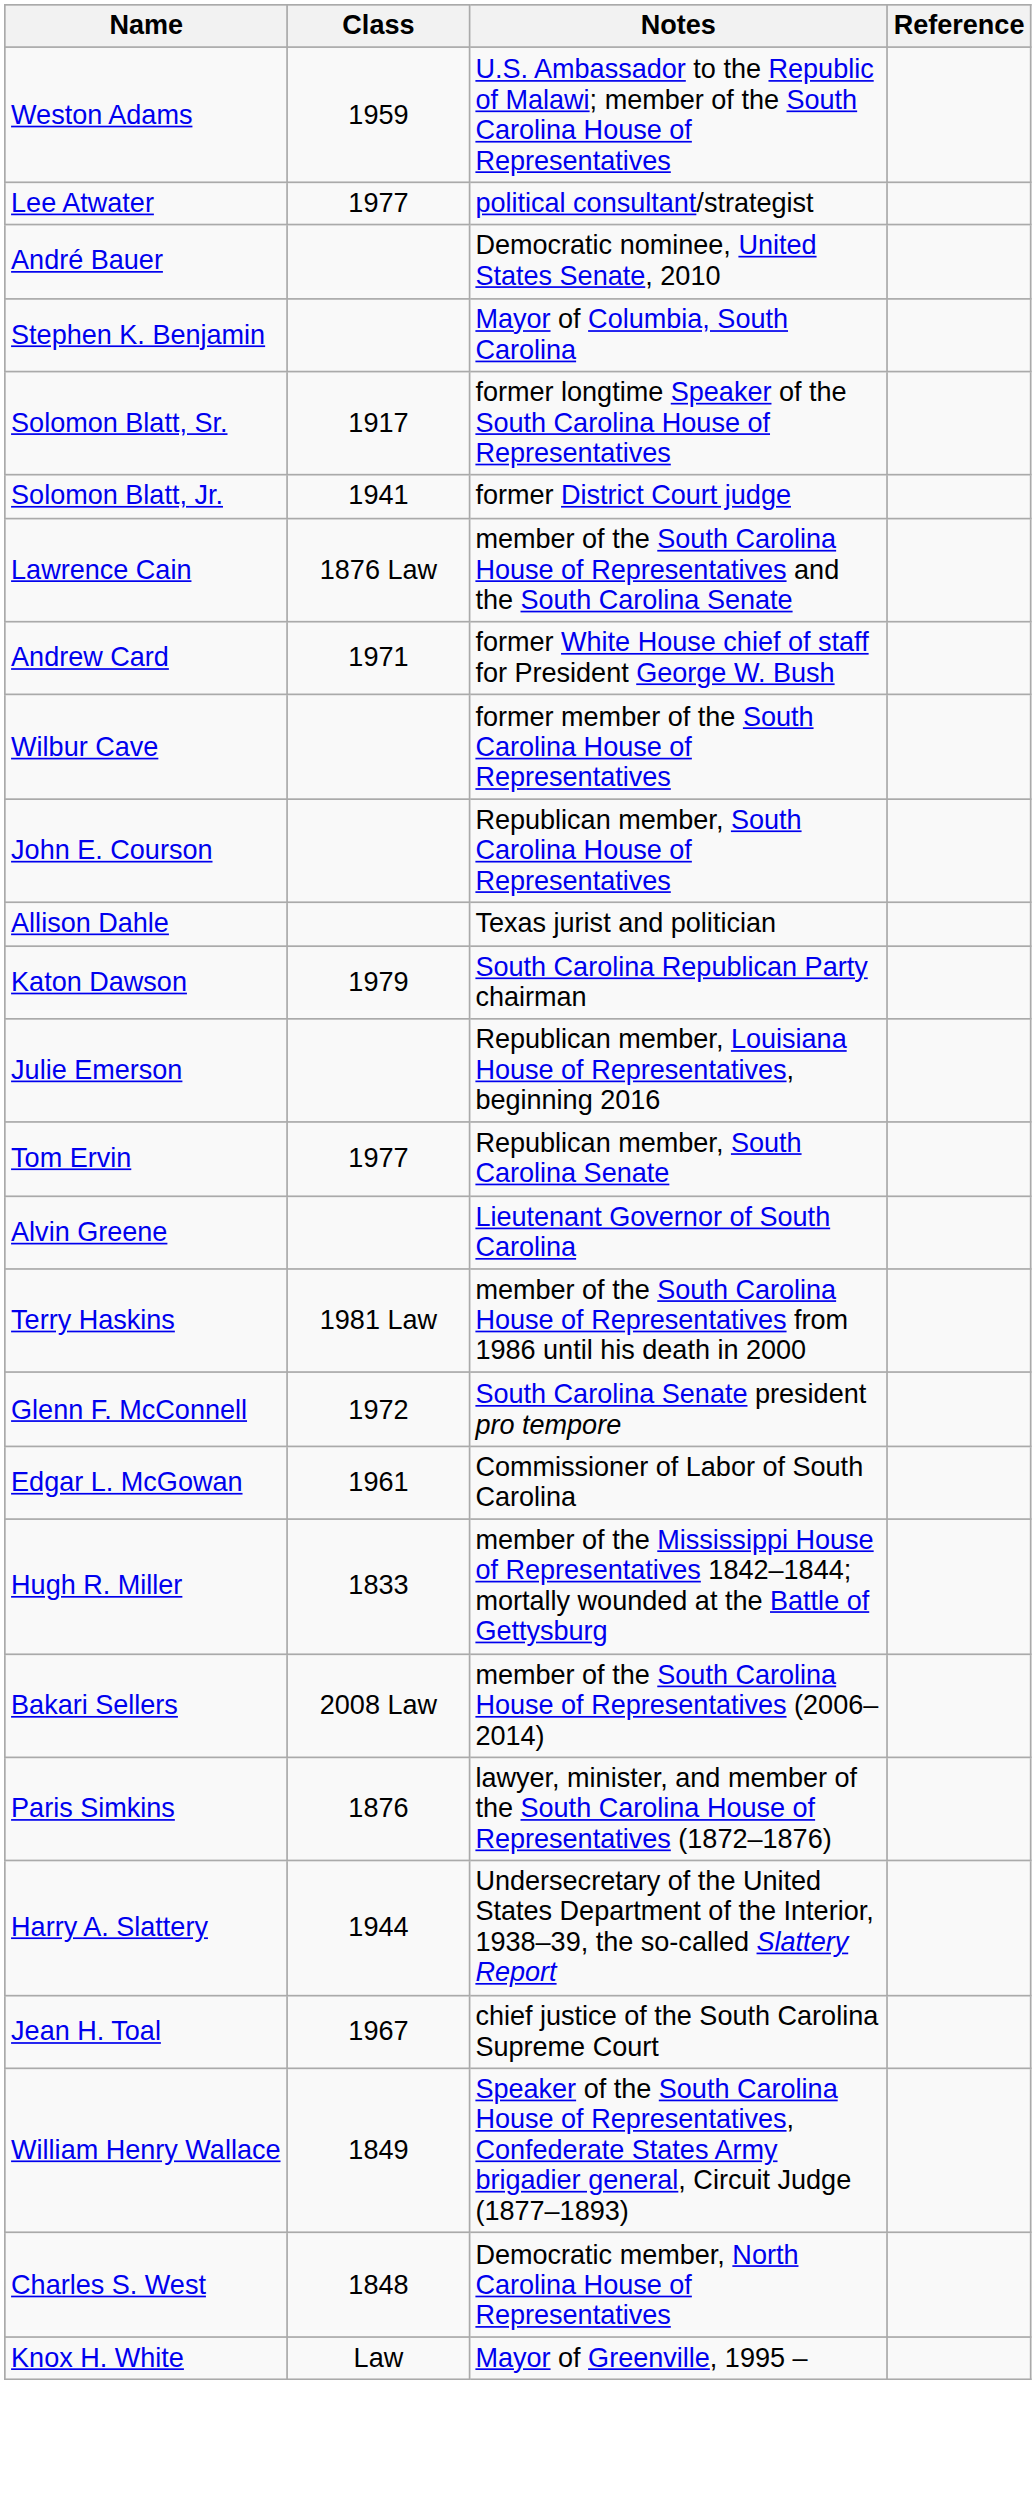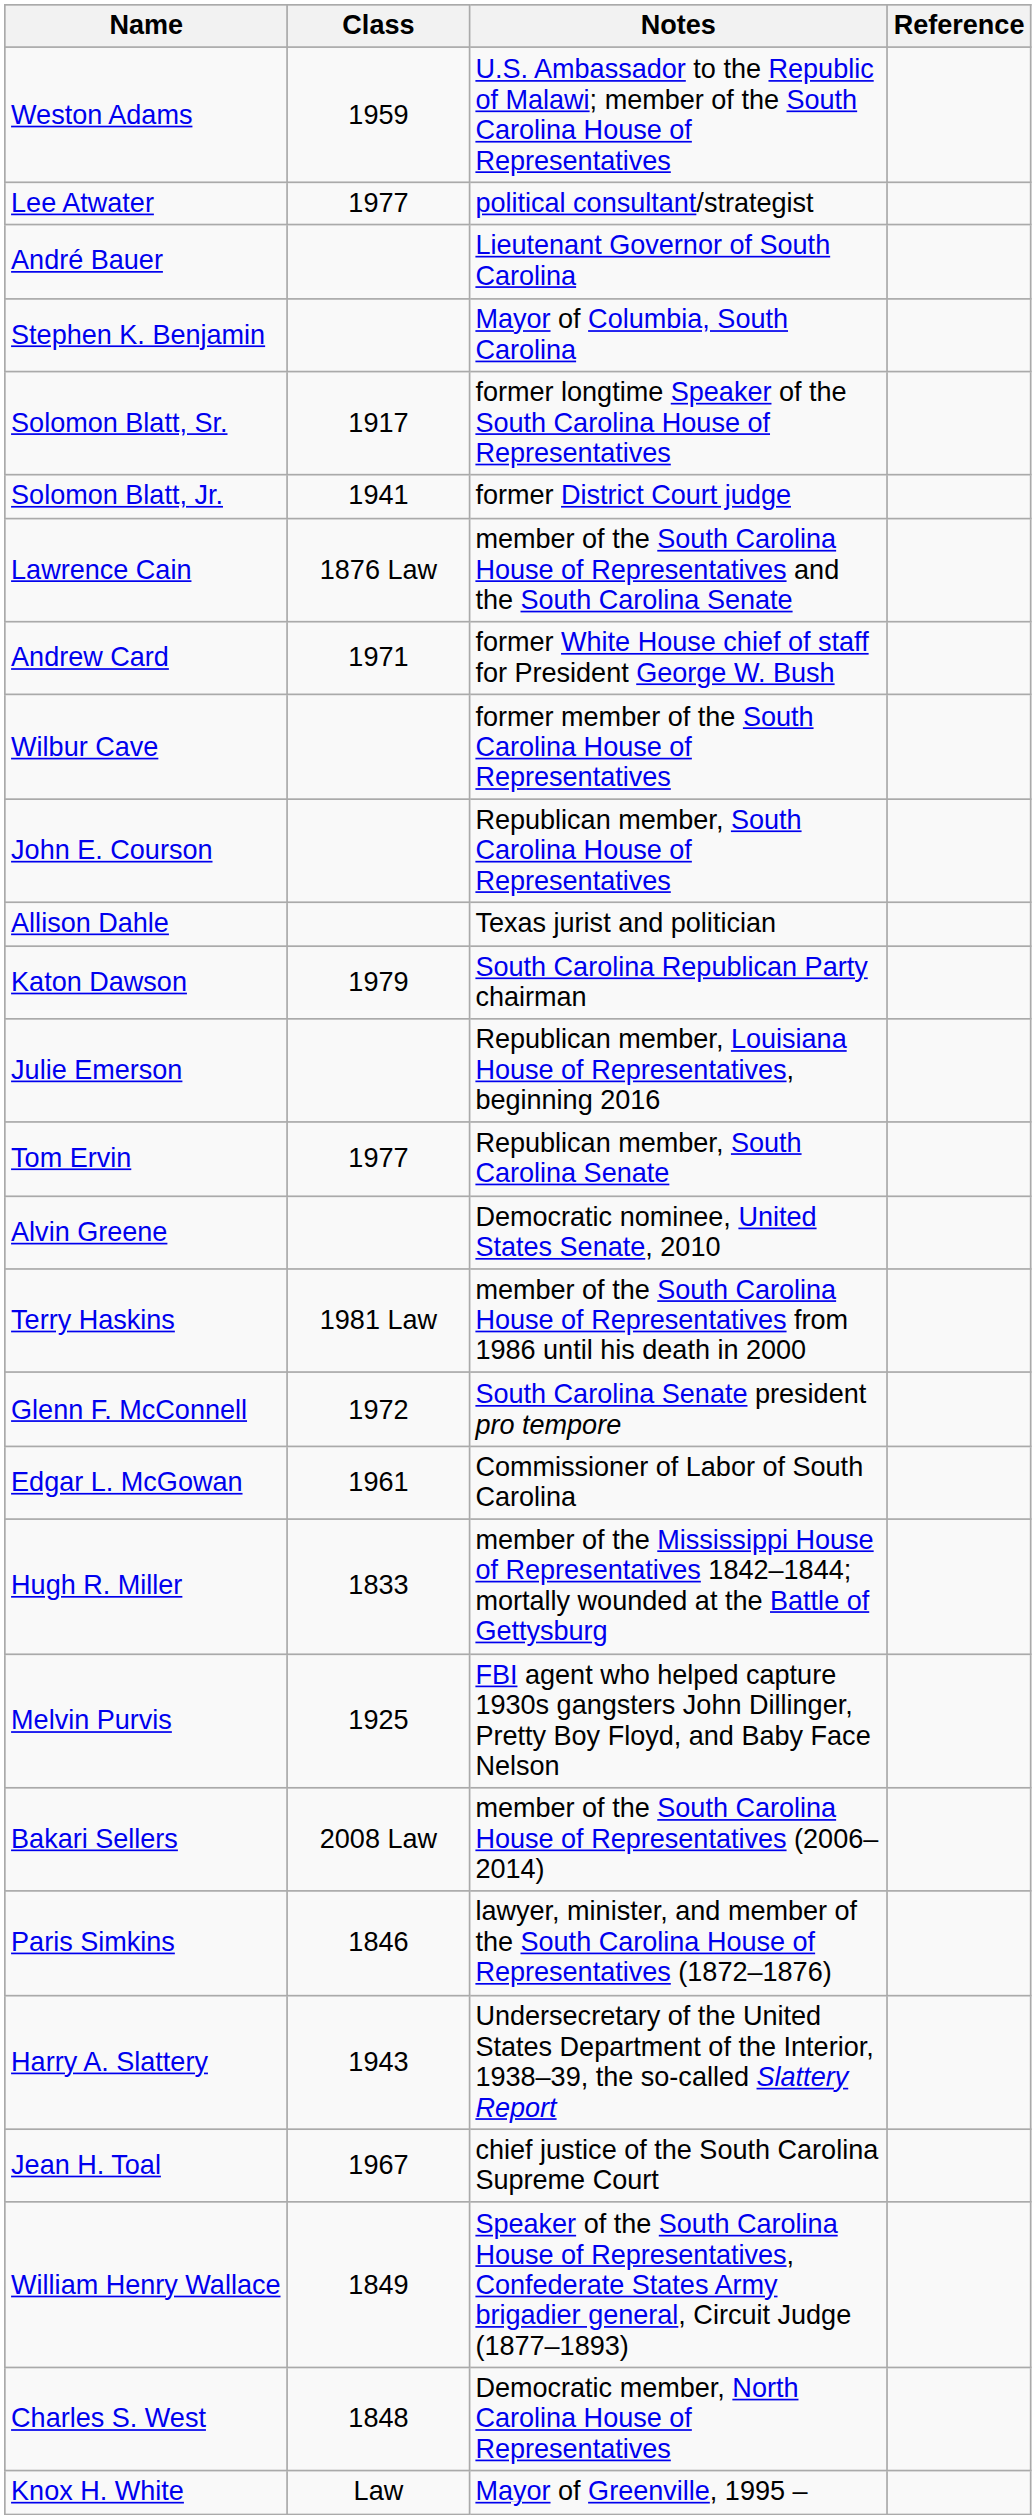(646, 261) Democratic nominee, United States Senate, 2010 -> (653, 261) Lieutenant Governor of South Carolina
(653, 1231) Lieutenant Governor of South Carolina -> (646, 1231) Democratic nominee, United States Senate, 2010
+ row: (91, 1720)
(378, 1808) 1876 -> (378, 1942) 1846
(378, 1927) 1944 -> (378, 2061) 1943
